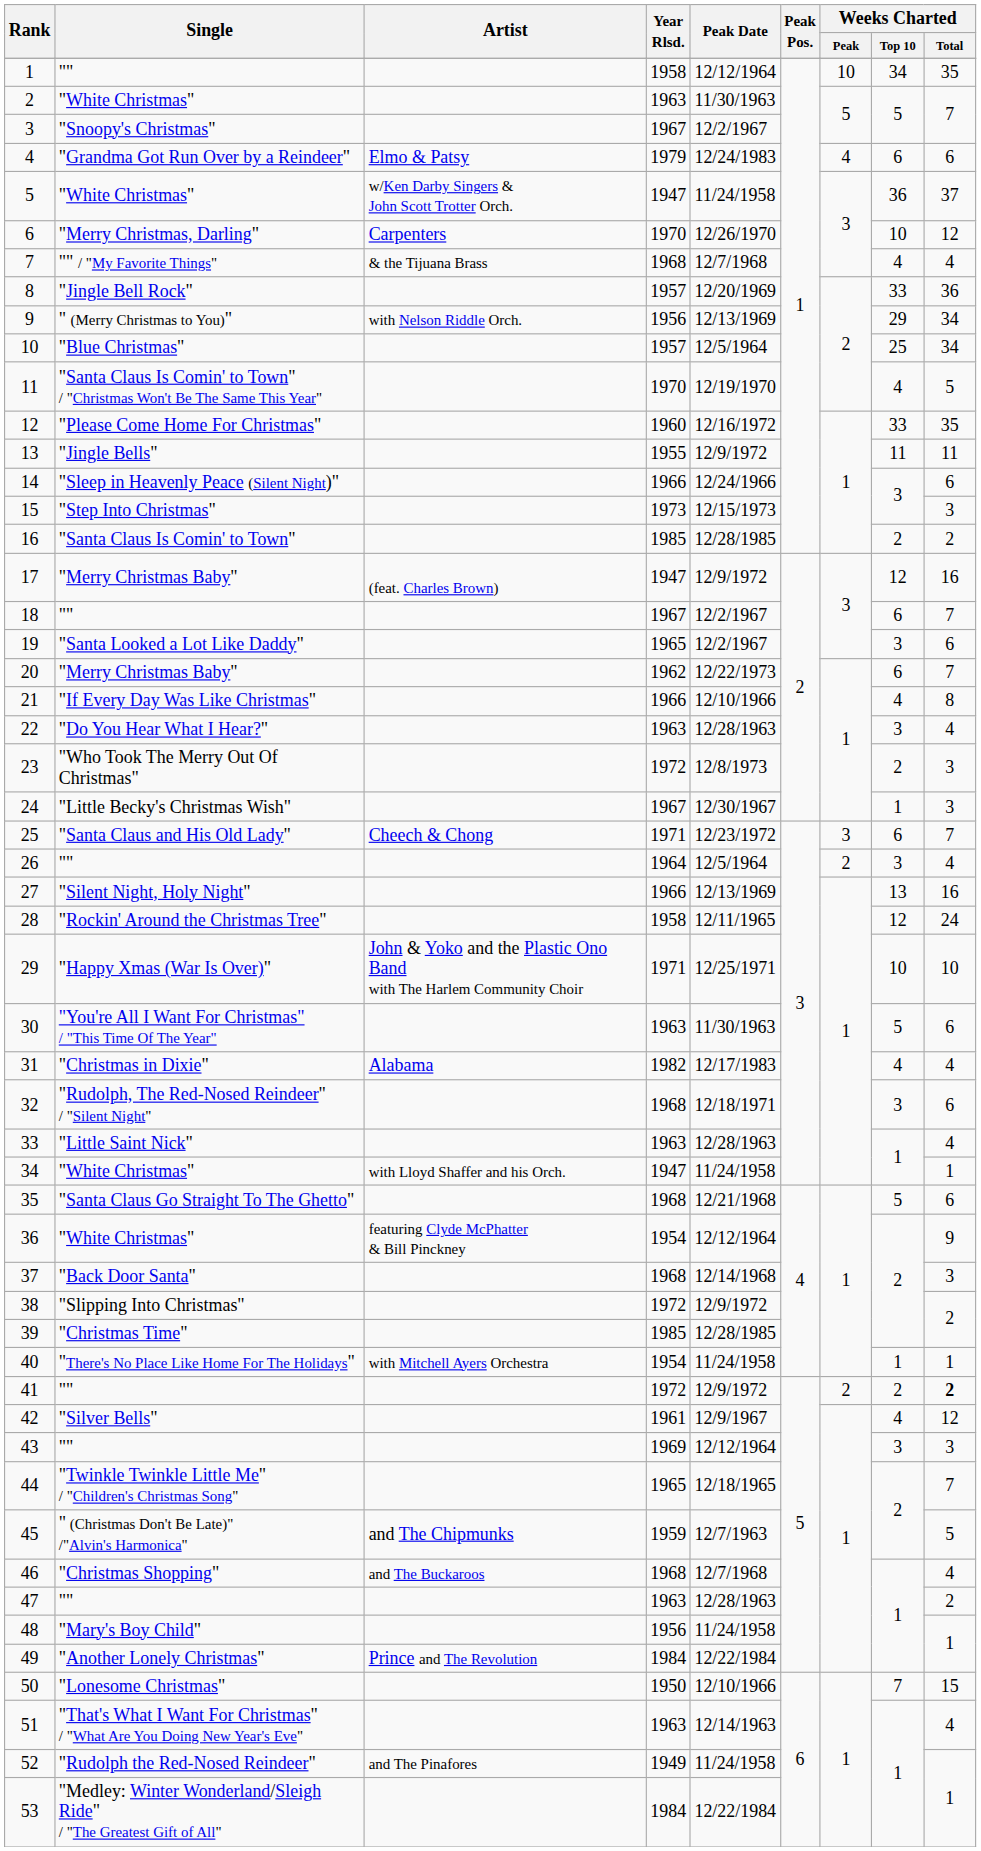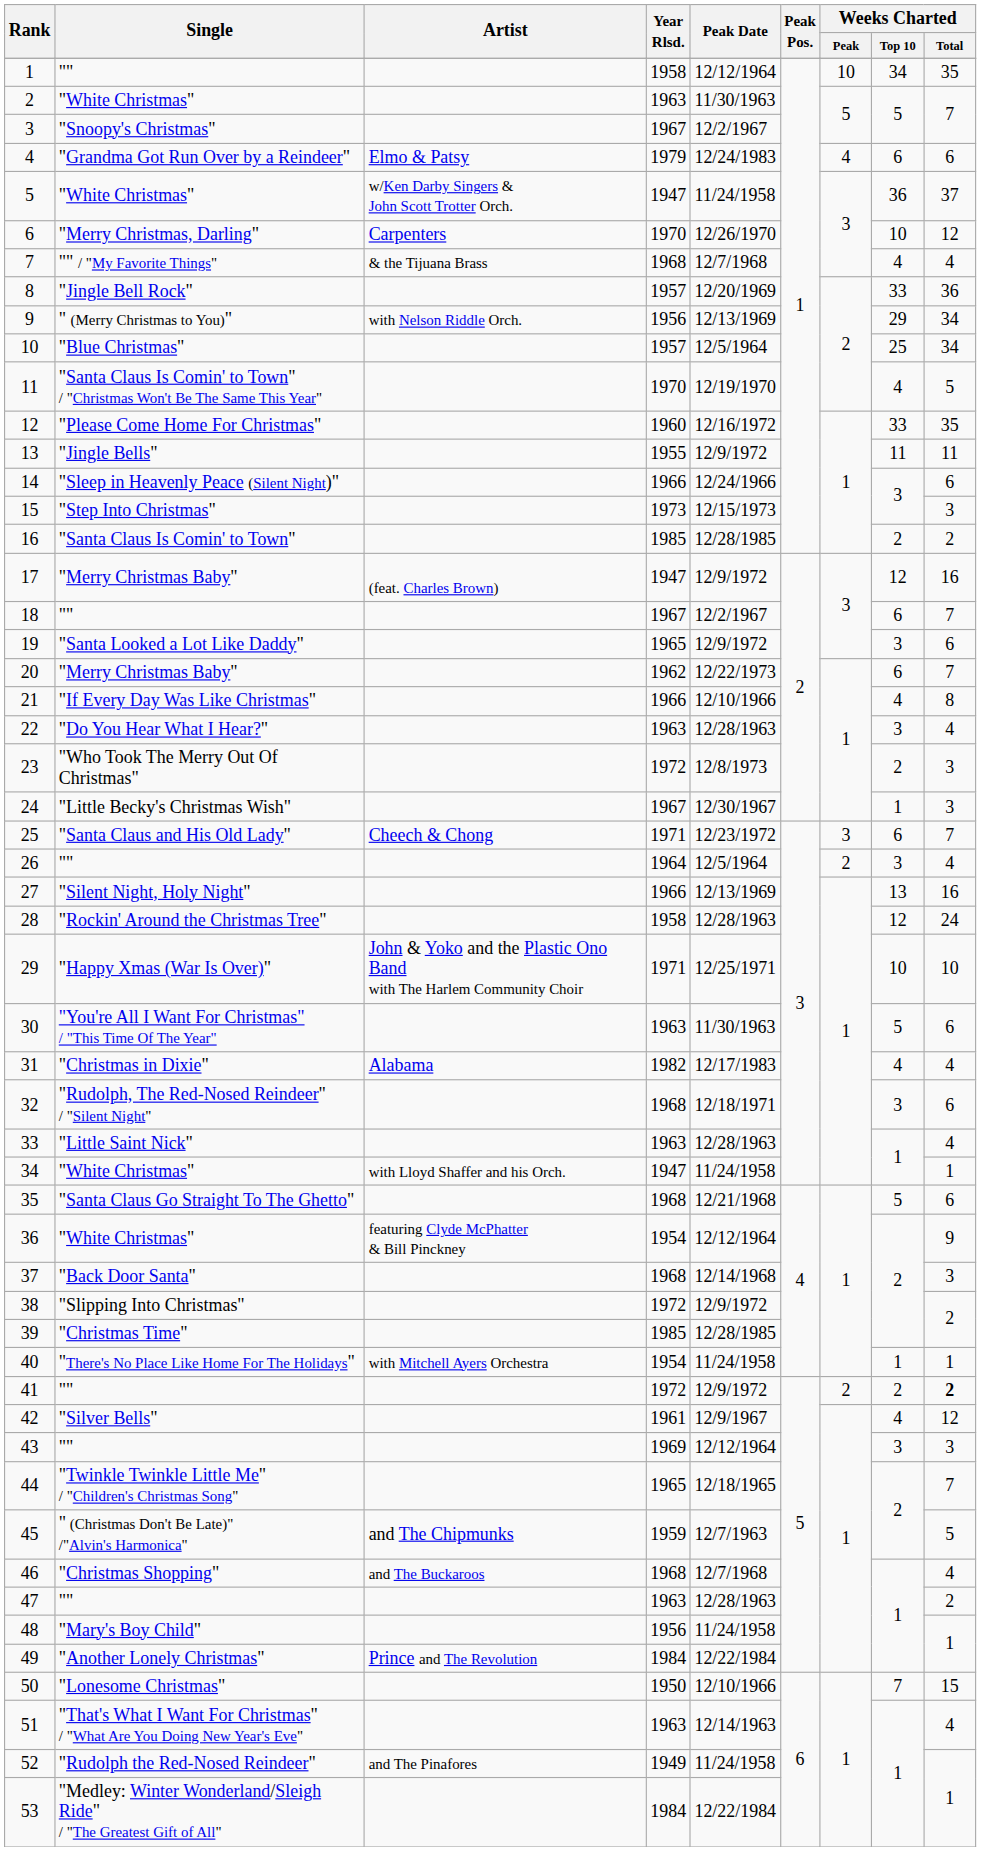(731, 644) 12/2/1967 -> (731, 644) 12/9/1972
(735, 920) 12/11/1965 -> (735, 920) 12/28/1963
